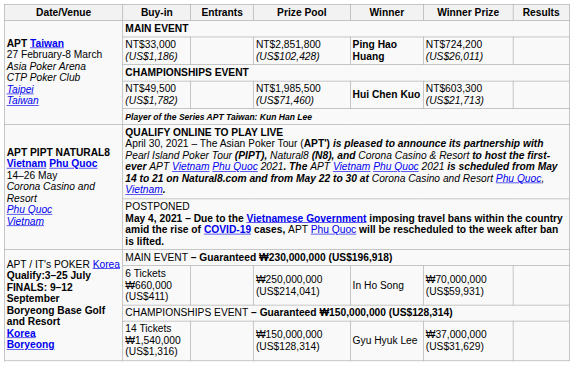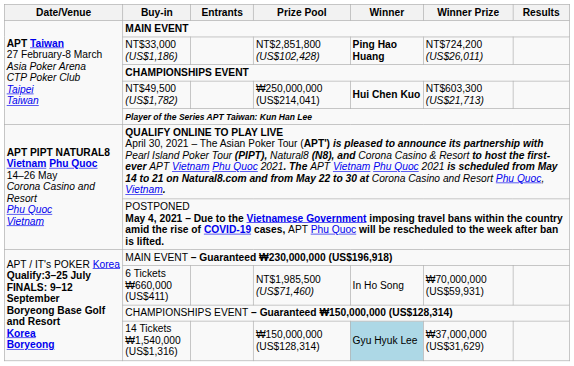(288, 94) NT$1,985,500 (US$71,460) -> (289, 94) ₩250,000,000 (US$214,041)
(289, 285) ₩250,000,000 (US$214,041) -> (288, 285) NT$1,985,500 (US$71,460)
(385, 341) no background -> (385, 341) lightblue background
